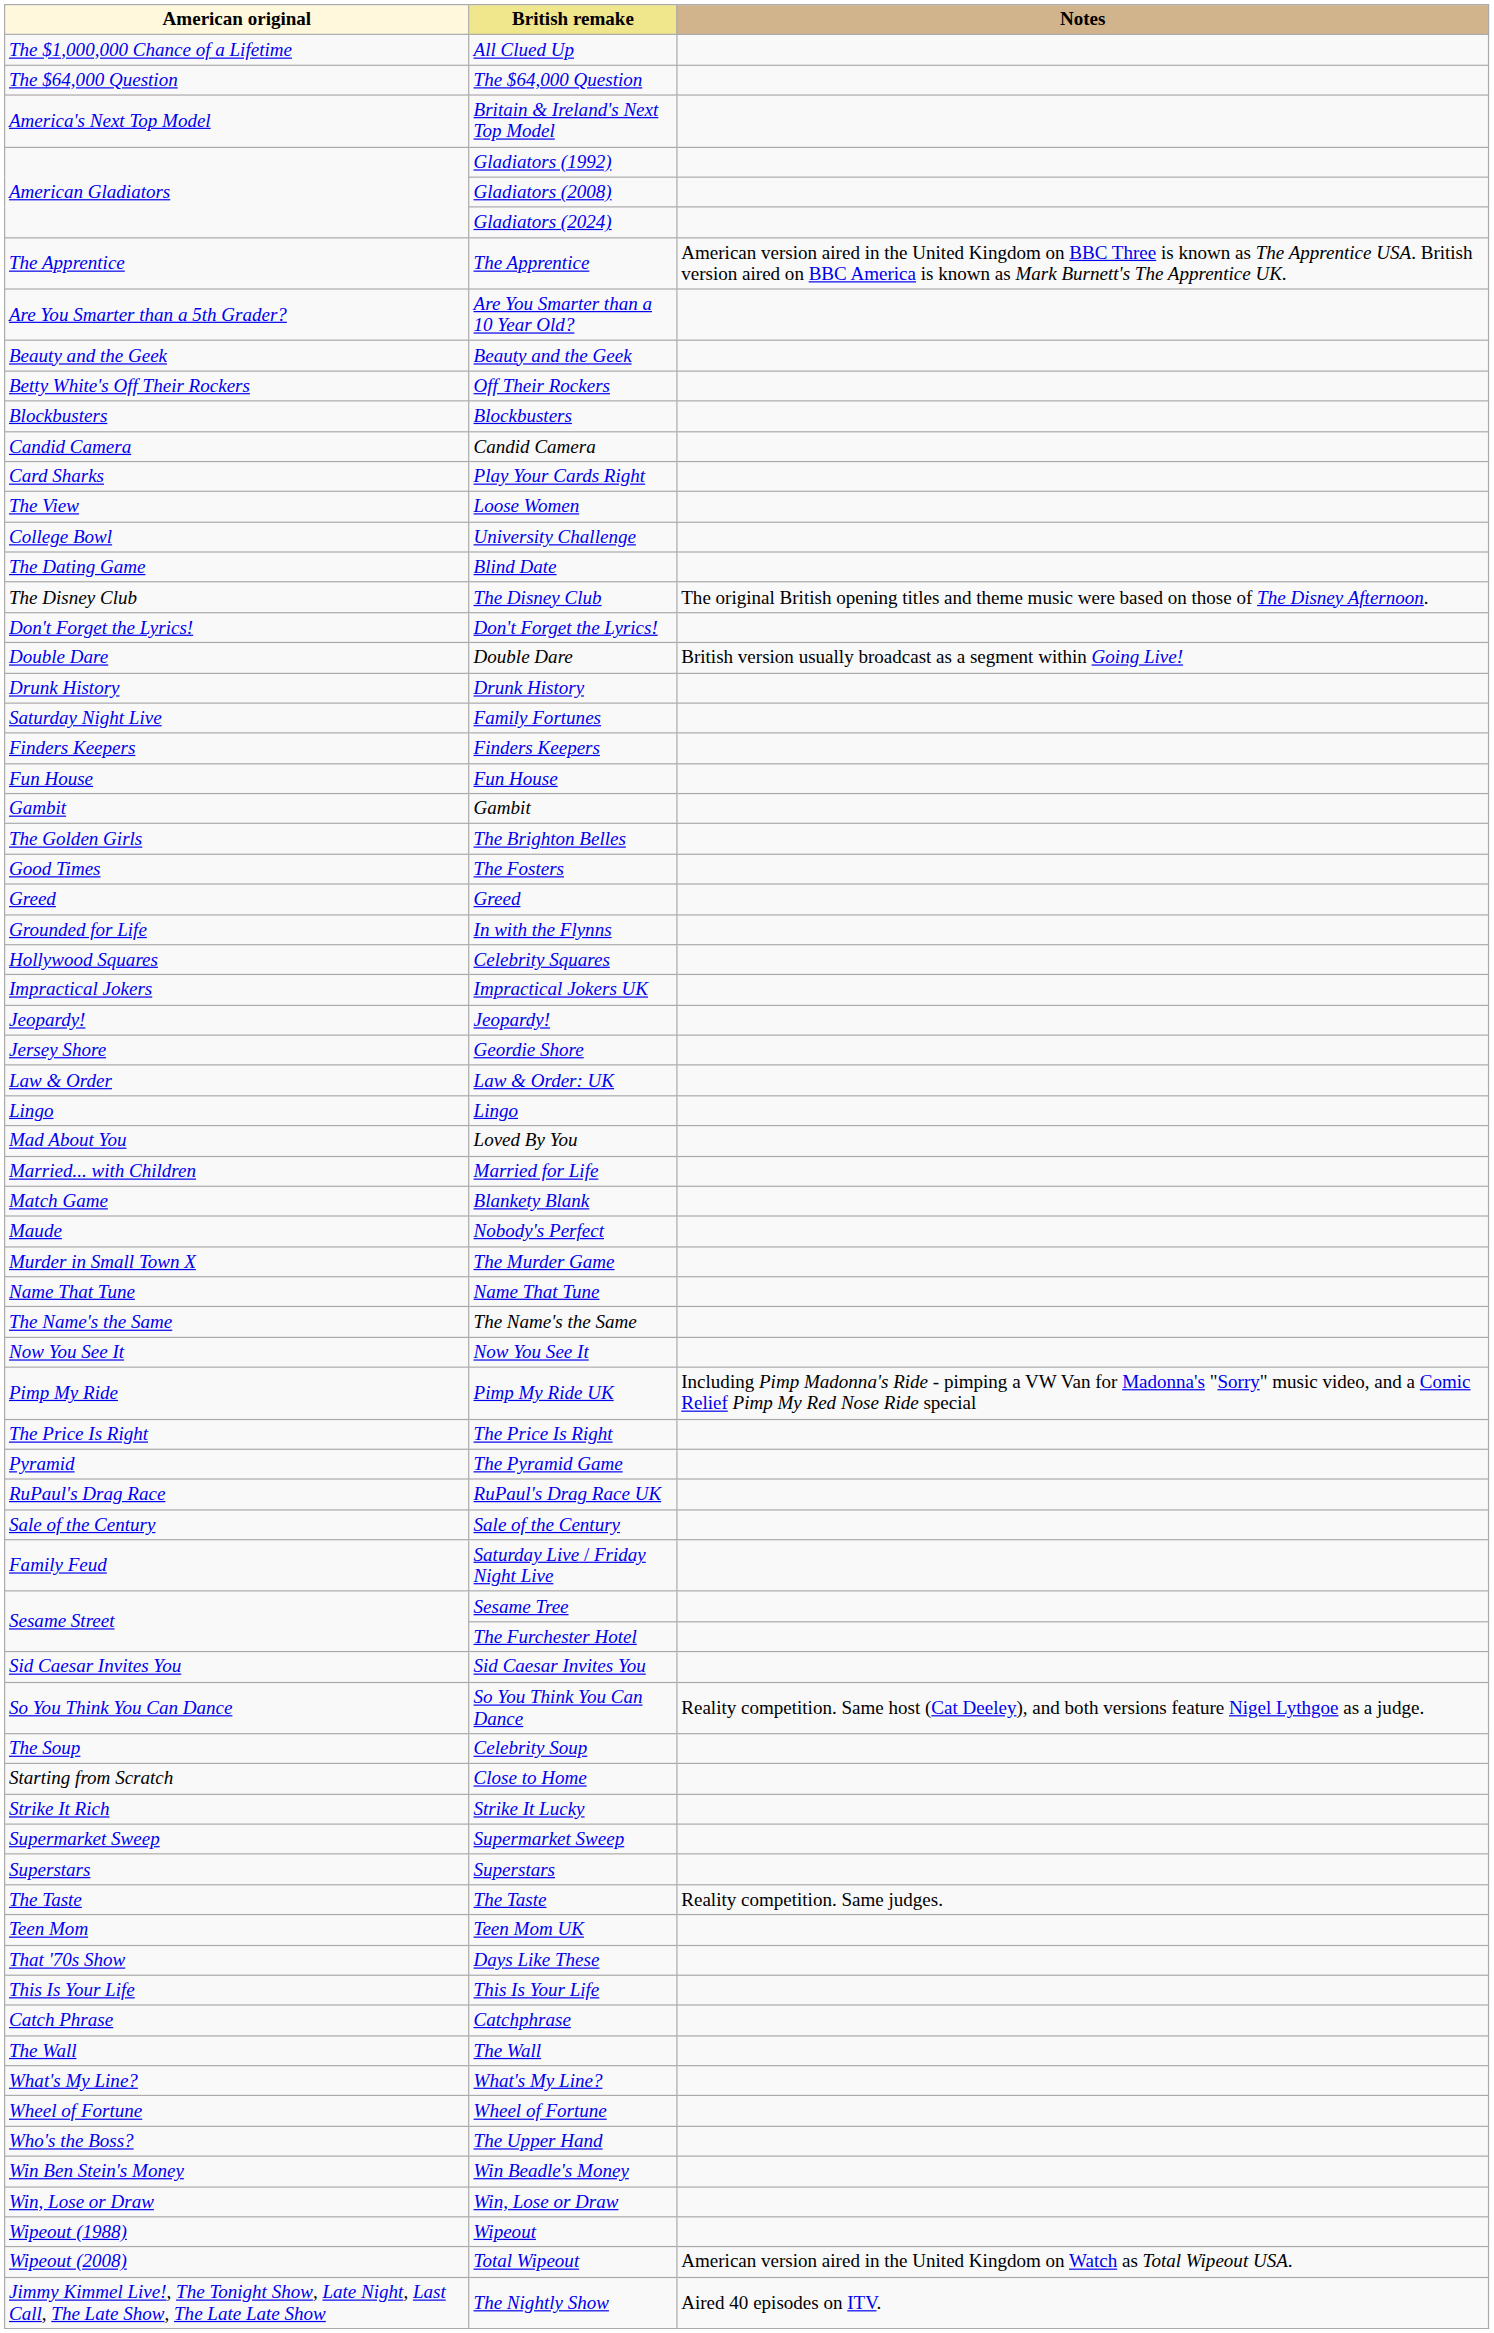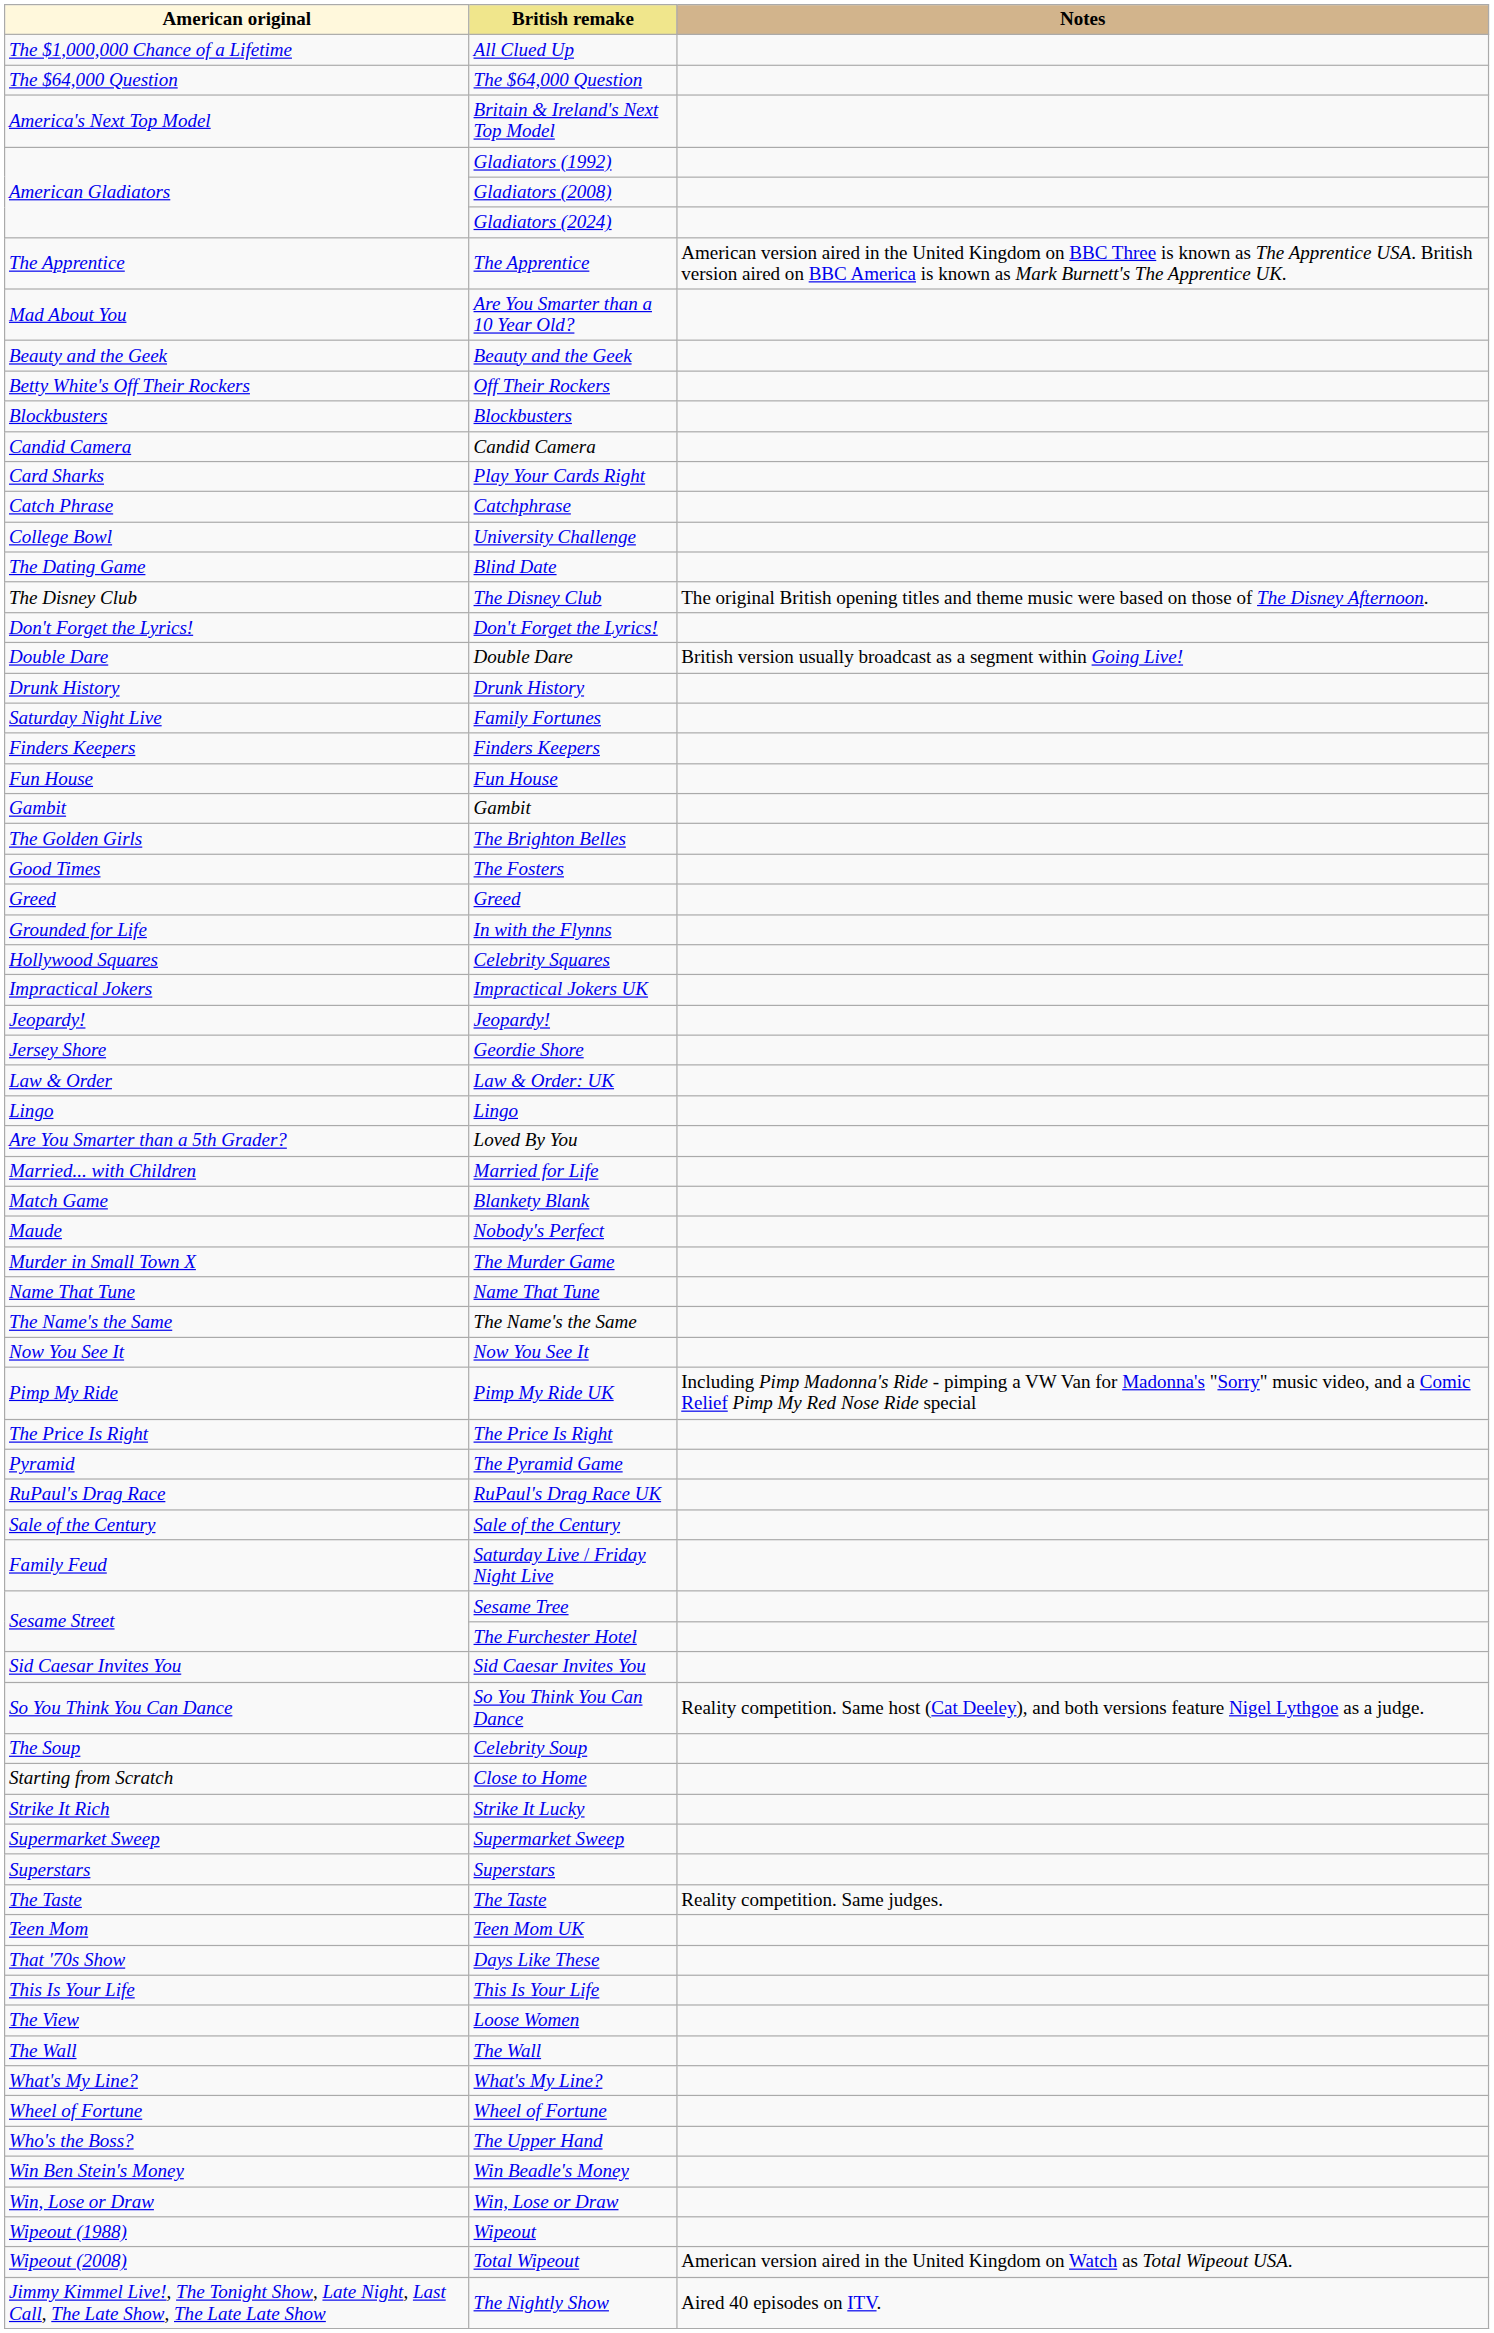(148, 314) Are You Smarter than a 5th Grader? -> (68, 314) Mad About You
rows swapped: (522, 2020) <-> (526, 506)
(68, 1140) Mad About You -> (148, 1140) Are You Smarter than a 5th Grader?
